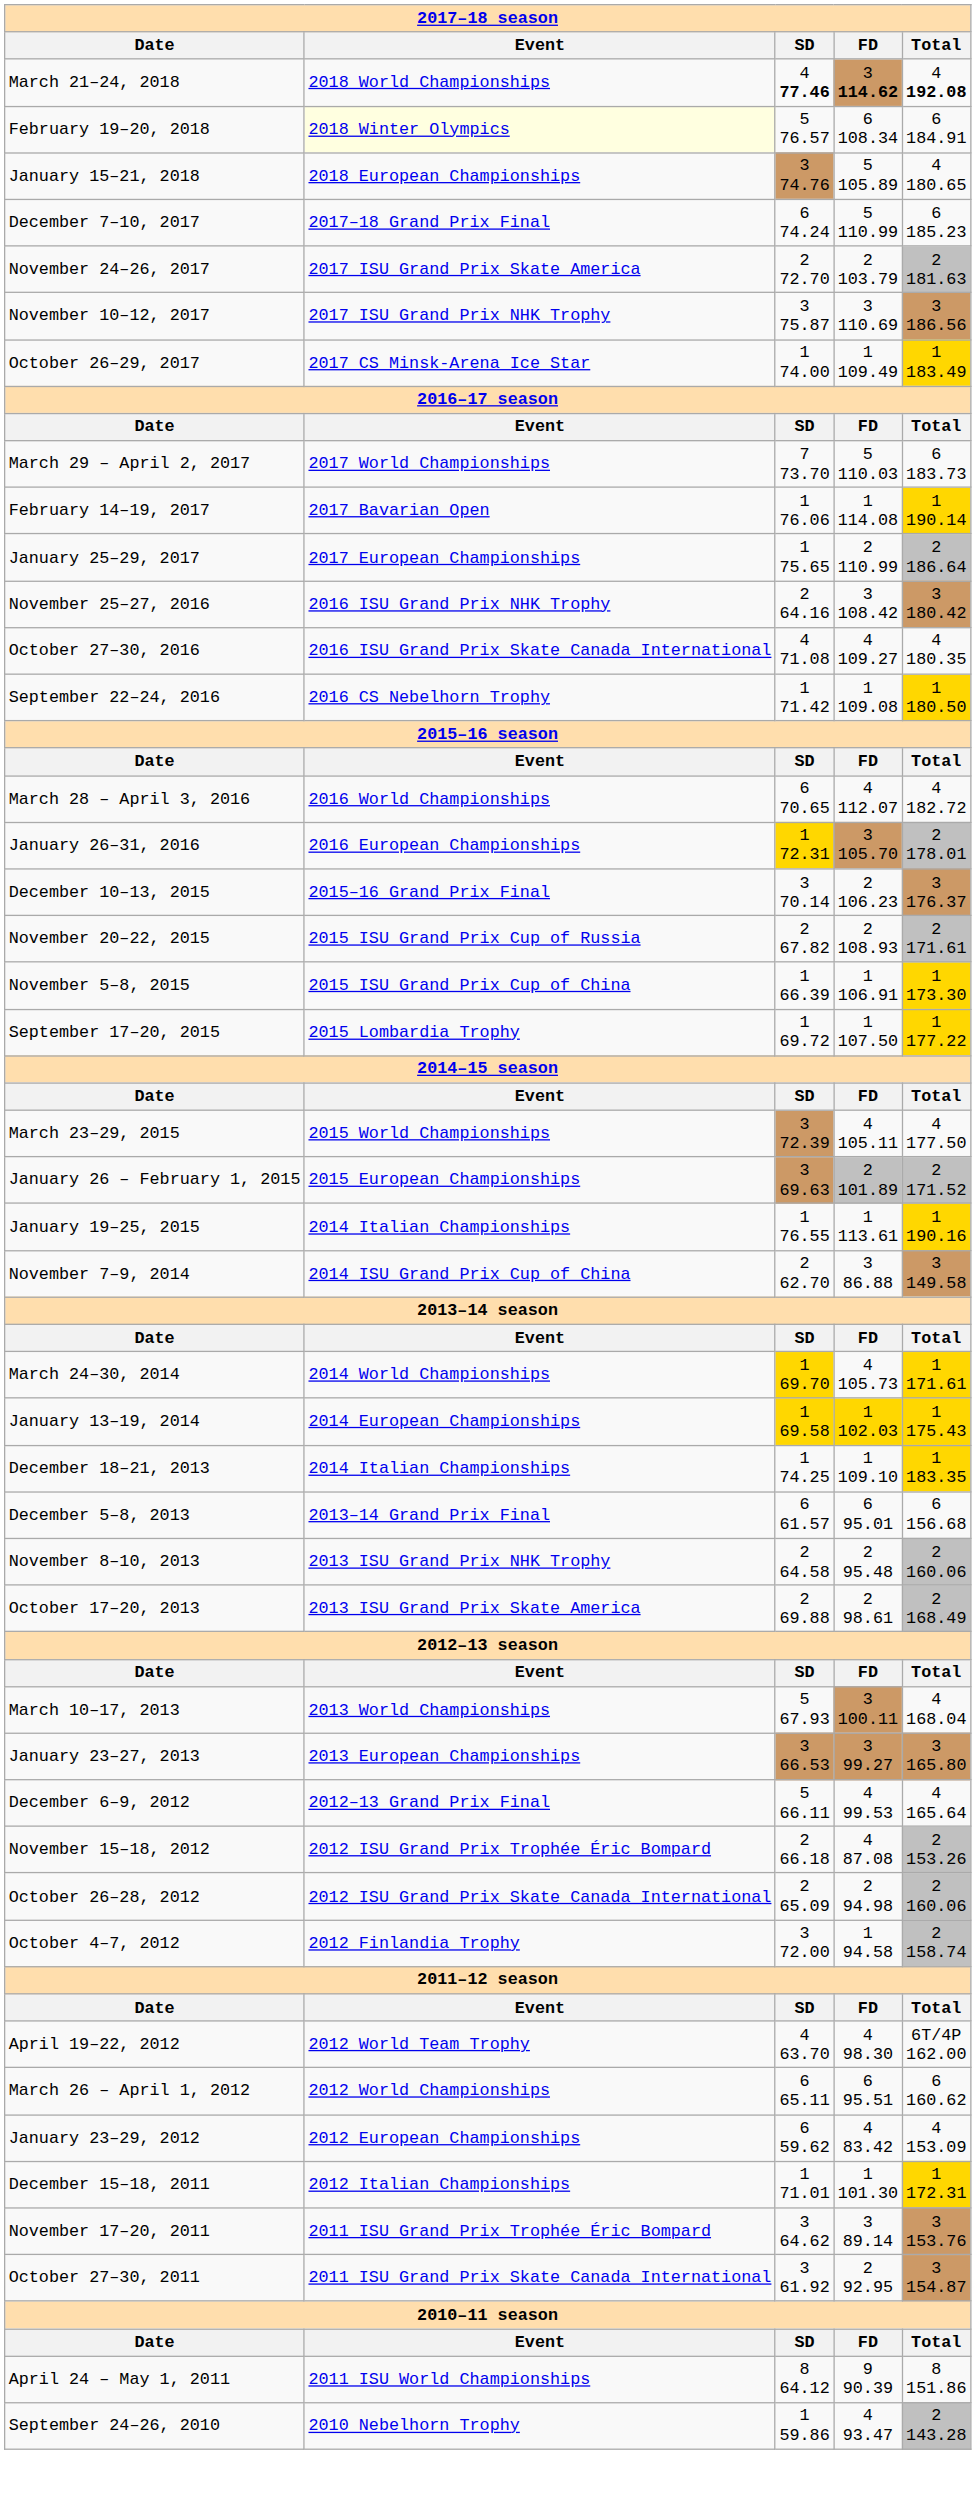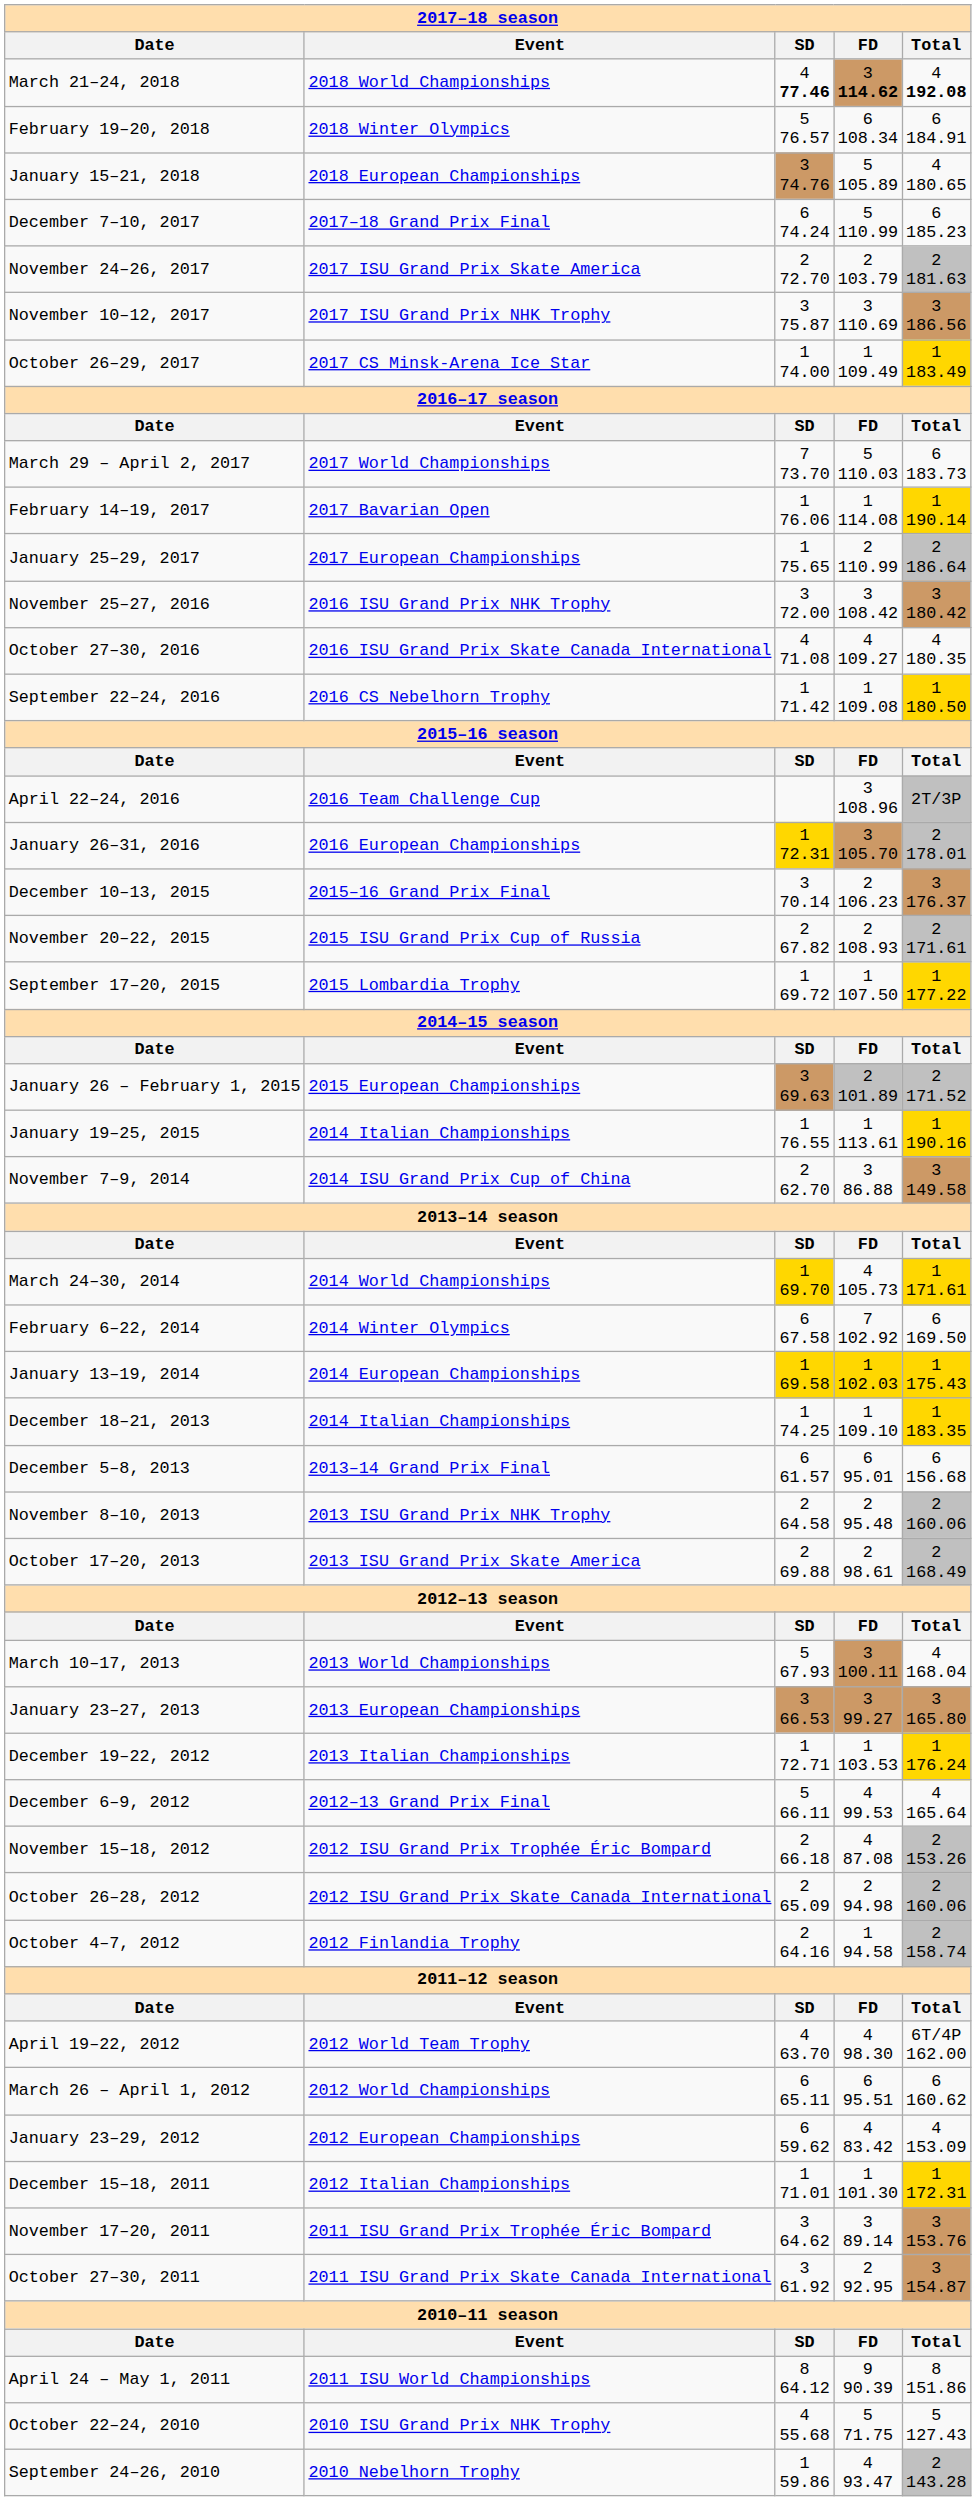(409, 129) lightyellow background -> (409, 129) no background
(805, 604) 2 64.16 -> (805, 604) 3 72.00
+ row: (94, 799)
- row: (129, 799)
- row: (99, 986)
- row: (94, 1134)
+ row: (104, 1328)
+ row: (109, 1756)
(805, 1943) 3 72.00 -> (805, 1943) 2 64.16
+ row: (104, 2426)
